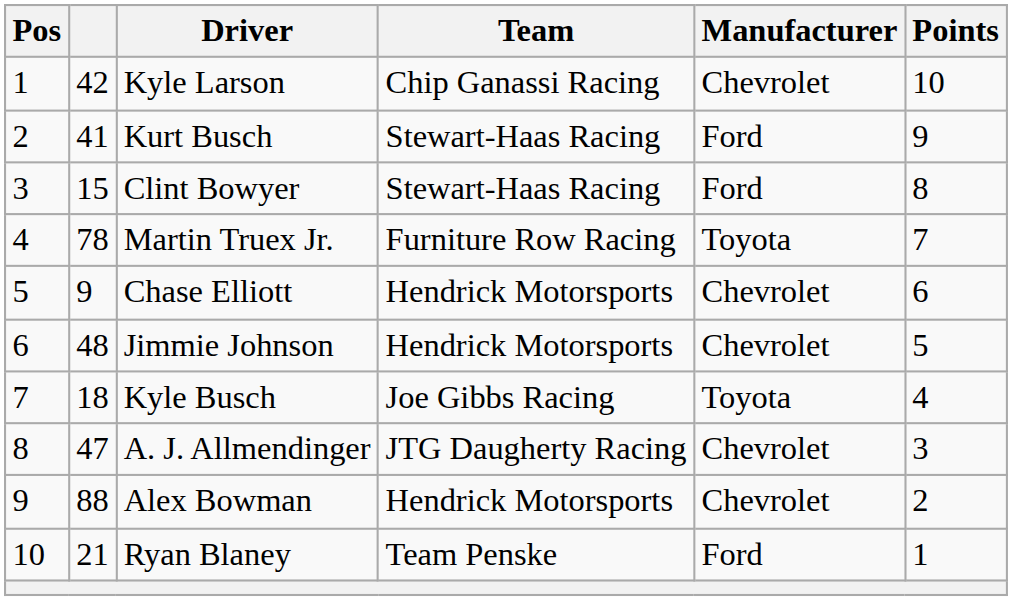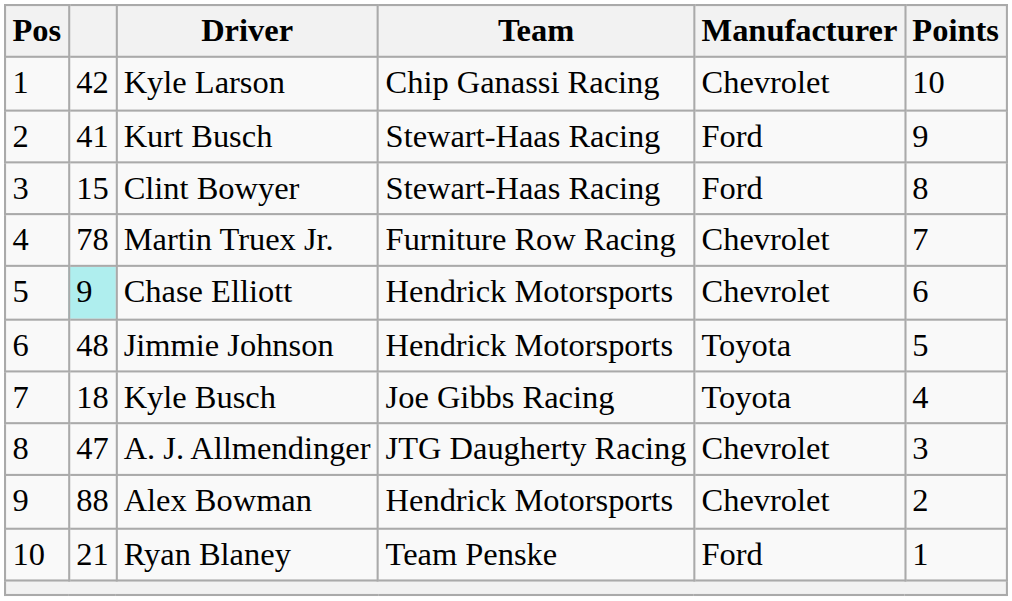(746, 239) Toyota -> (766, 239) Chevrolet
(84, 291) no background -> (84, 291) paleturquoise background
(766, 343) Chevrolet -> (746, 343) Toyota
